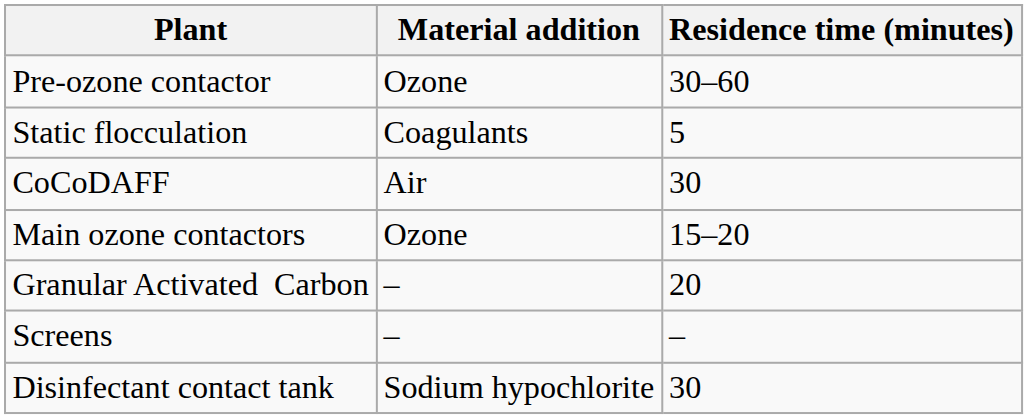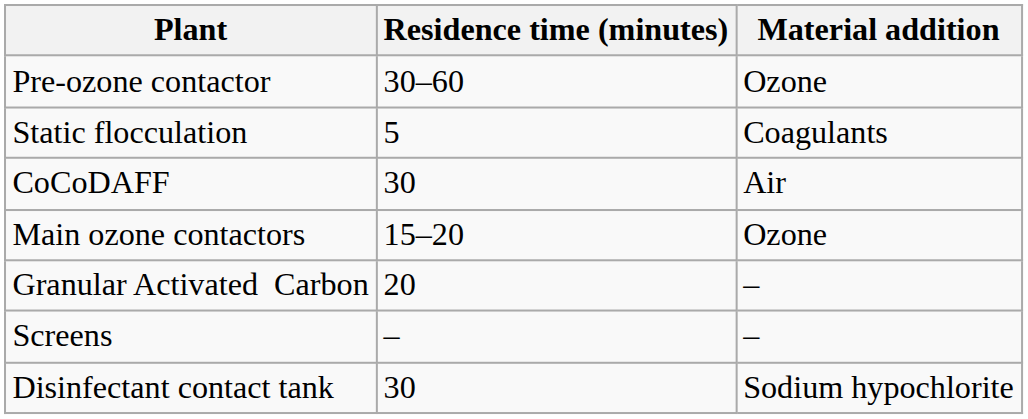columns swapped: (519, 30) <-> (841, 30)
